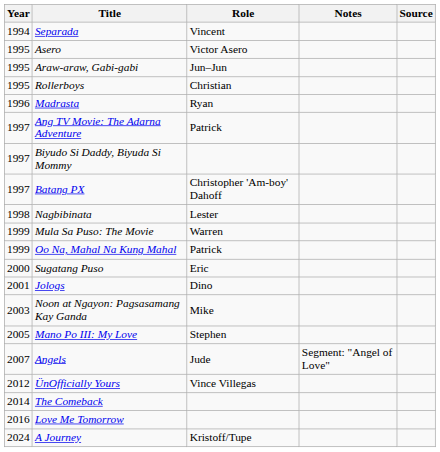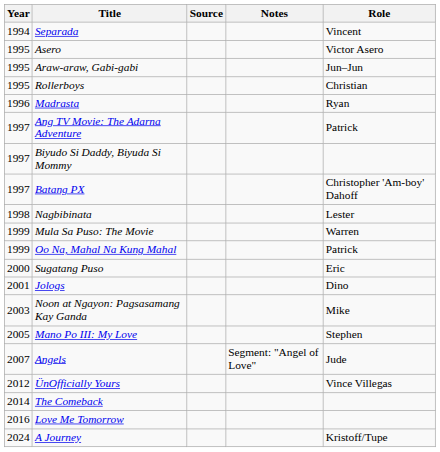columns swapped: (243, 13) <-> (416, 13)
